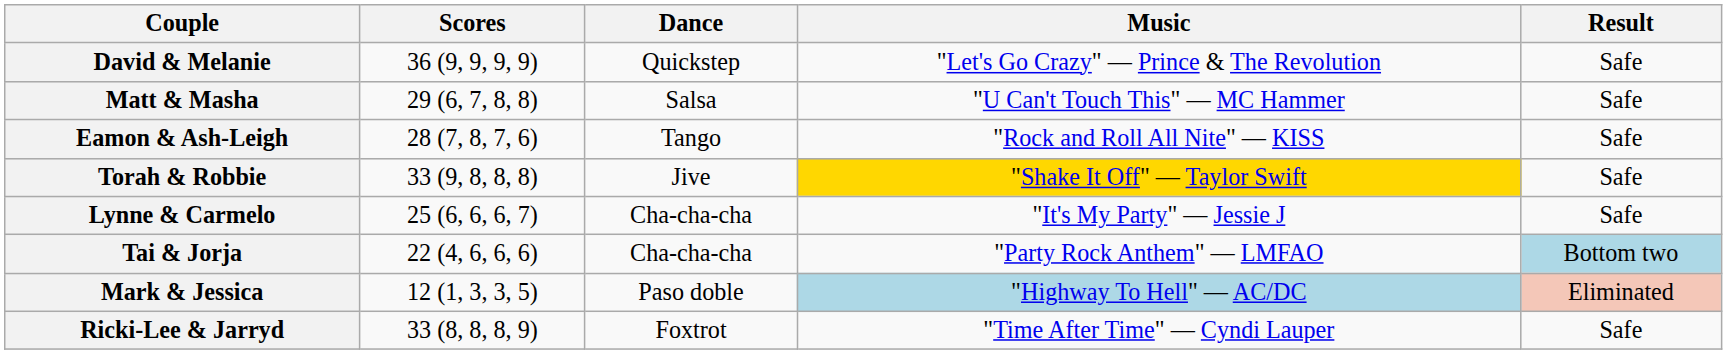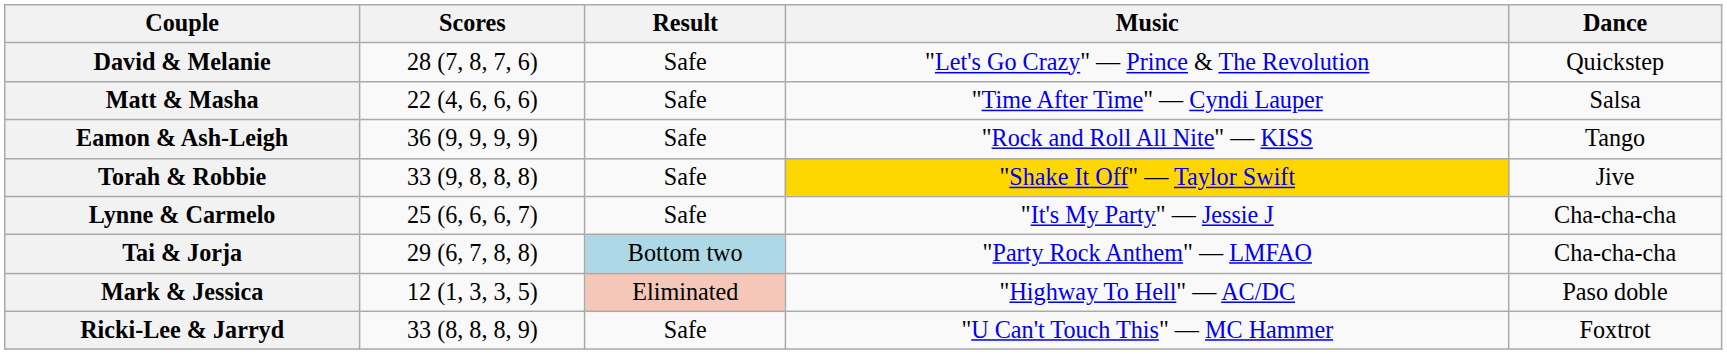columns swapped: (691, 23) <-> (1621, 23)
(472, 61) 36 (9, 9, 9, 9) -> (472, 61) 28 (7, 8, 7, 6)
(472, 100) 29 (6, 7, 8, 8) -> (472, 100) 22 (4, 6, 6, 6)
(1159, 100) "U Can't Touch This" — MC Hammer -> (1147, 100) "Time After Time" — Cyndi Lauper
(472, 138) 28 (7, 8, 7, 6) -> (472, 138) 36 (9, 9, 9, 9)
(472, 253) 22 (4, 6, 6, 6) -> (472, 253) 29 (6, 7, 8, 8)
(1159, 291) lightblue background -> (1147, 291) no background
(1159, 330) "Time After Time" — Cyndi Lauper -> (1147, 330) "U Can't Touch This" — MC Hammer
